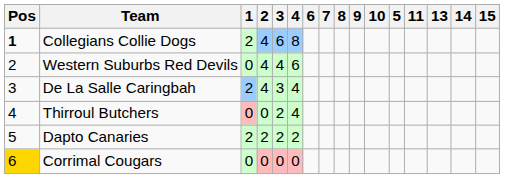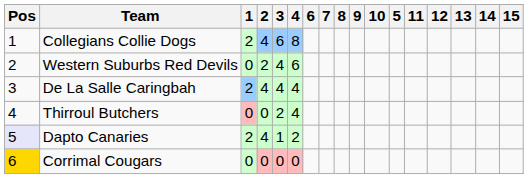+ column: (439, 16)
(12, 40) bold -> (12, 40) normal
(264, 64) 4 -> (264, 64) 2
(280, 88) 3 -> (280, 88) 4
(12, 137) no background -> (12, 137) lavender background
(264, 137) 2 -> (264, 137) 4
(280, 137) 2 -> (280, 137) 1
